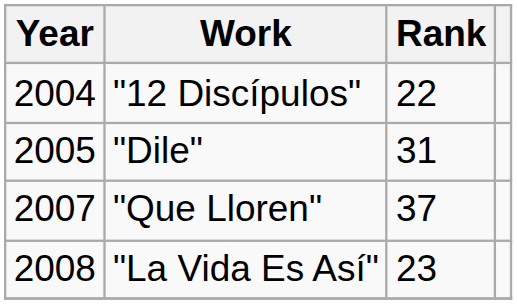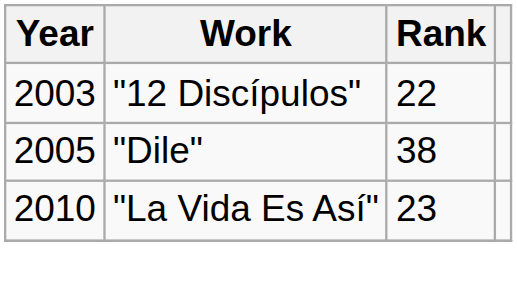(55, 92) 2004 -> (55, 92) 2003
(416, 151) 31 -> (416, 151) 38
- row: (217, 209)
(55, 268) 2008 -> (55, 209) 2010
